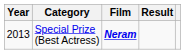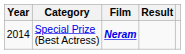(18, 35) 2013 -> (18, 35) 2014
